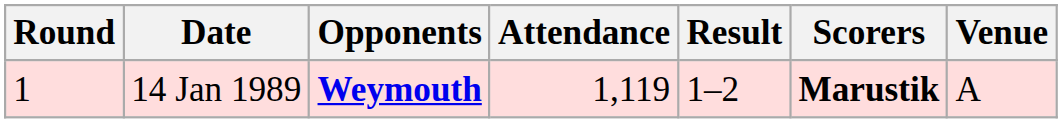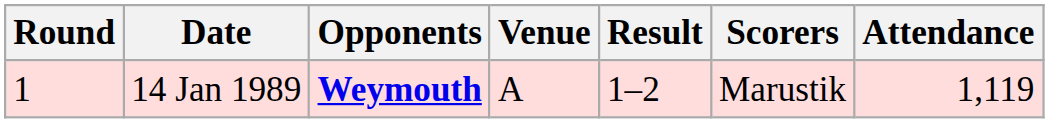columns swapped: (1002, 32) <-> (584, 32)
(869, 88) bold -> (783, 88) normal
